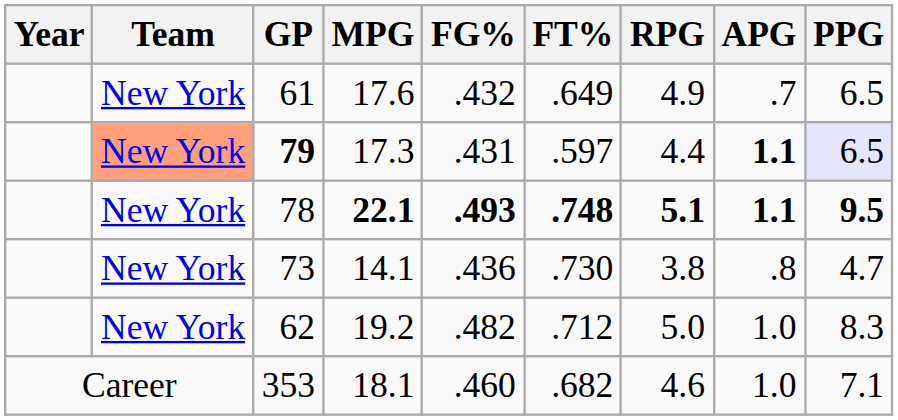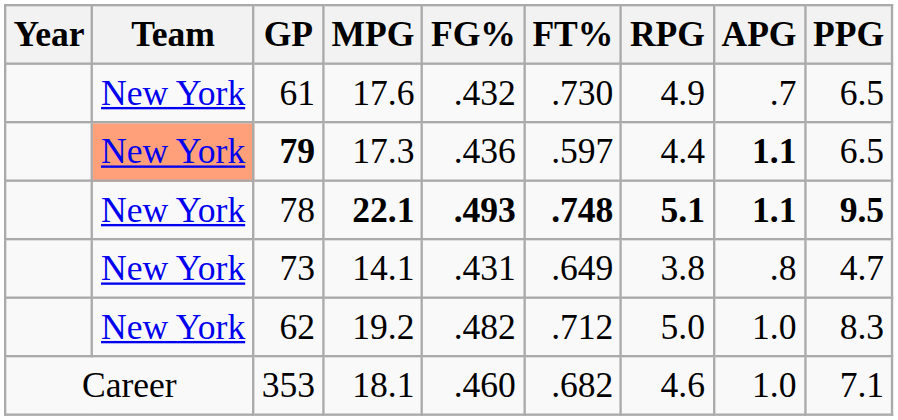(582, 92) .649 -> (582, 92) .730
(485, 151) .431 -> (485, 151) .436
(862, 151) lavender background -> (862, 151) no background
(485, 268) .436 -> (485, 268) .431
(582, 268) .730 -> (582, 268) .649
